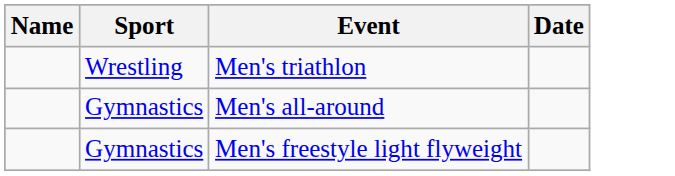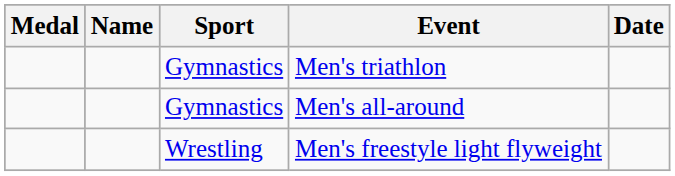+ column: (45, 25)
(134, 66) Wrestling -> (224, 66) Gymnastics
(144, 149) Gymnastics -> (214, 149) Wrestling
